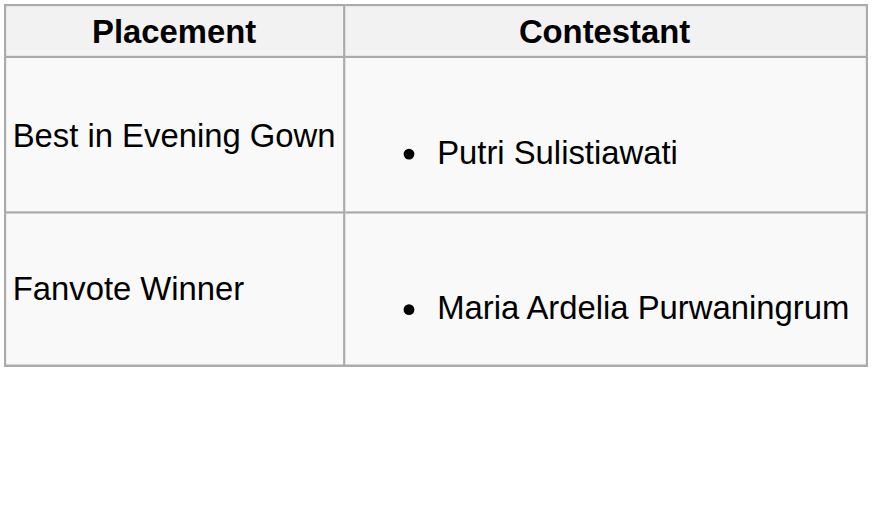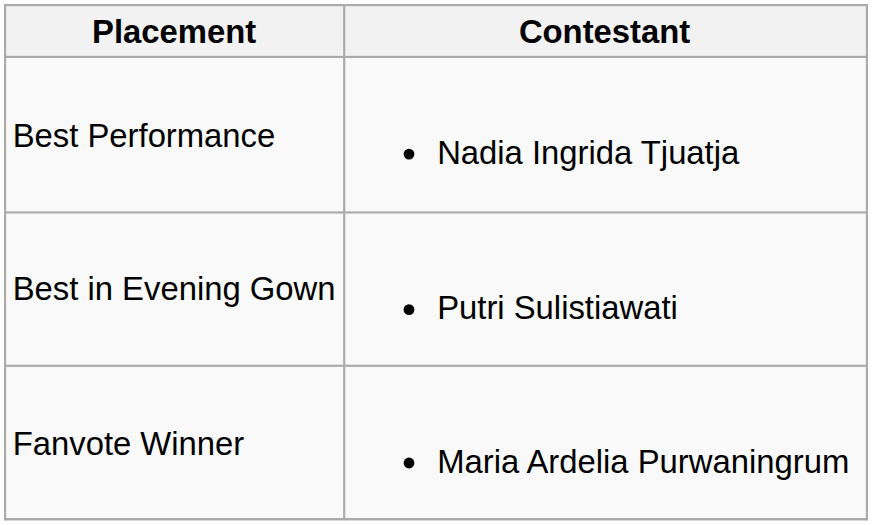+ row: (144, 134)
